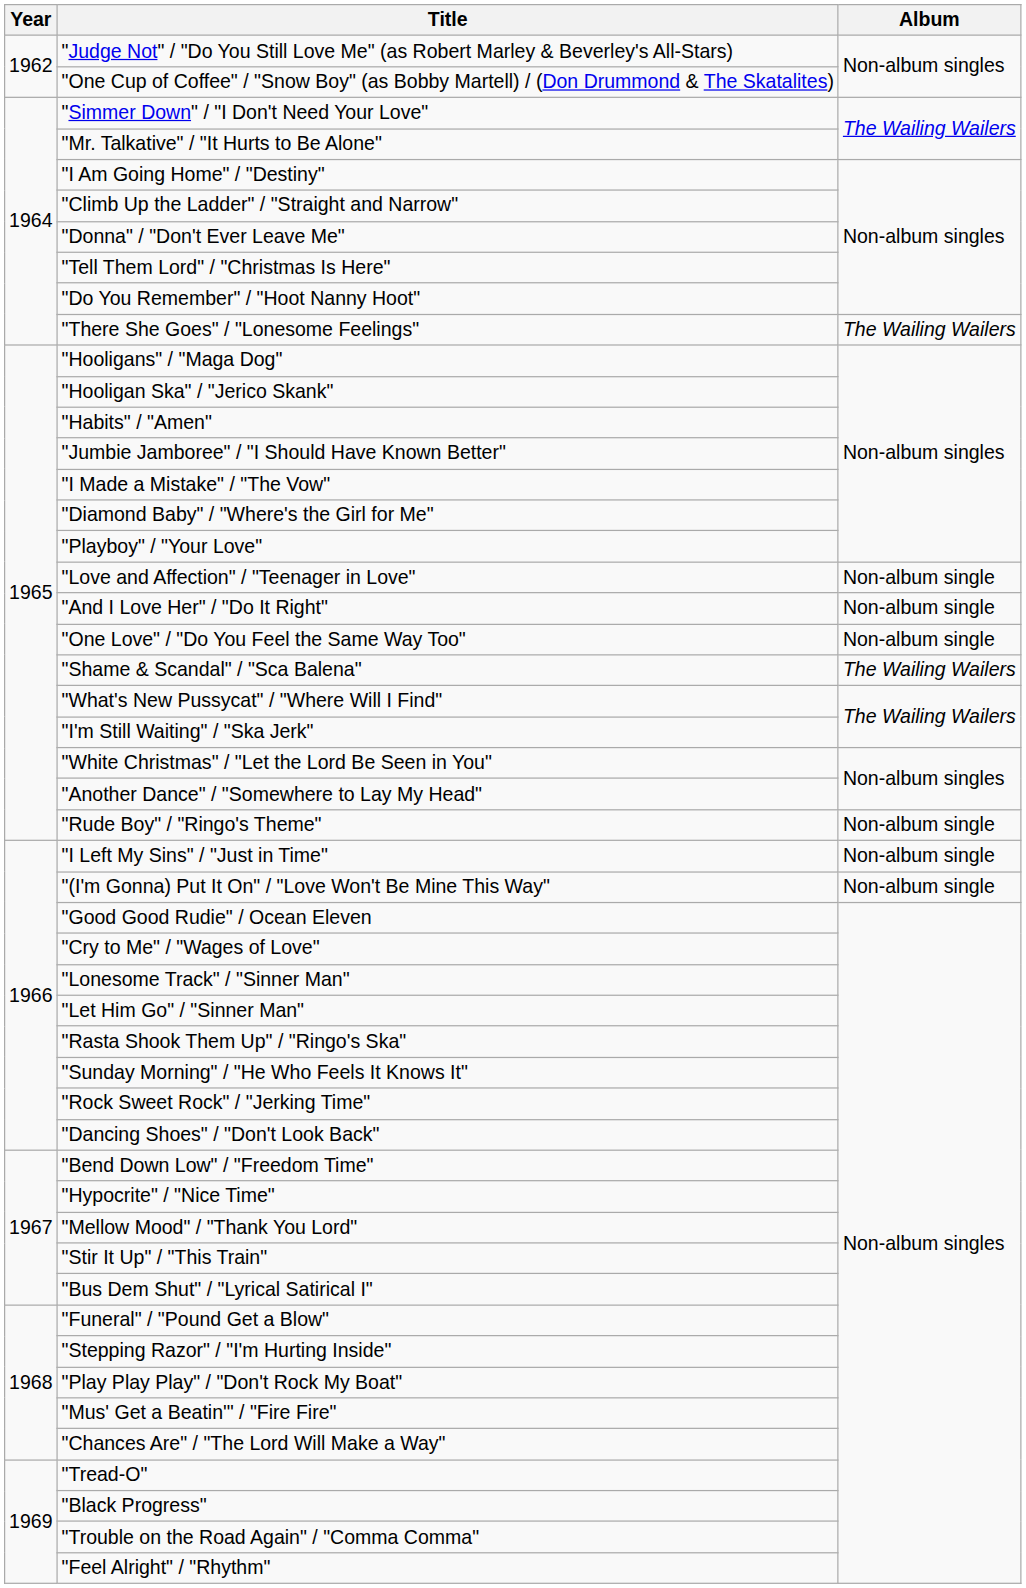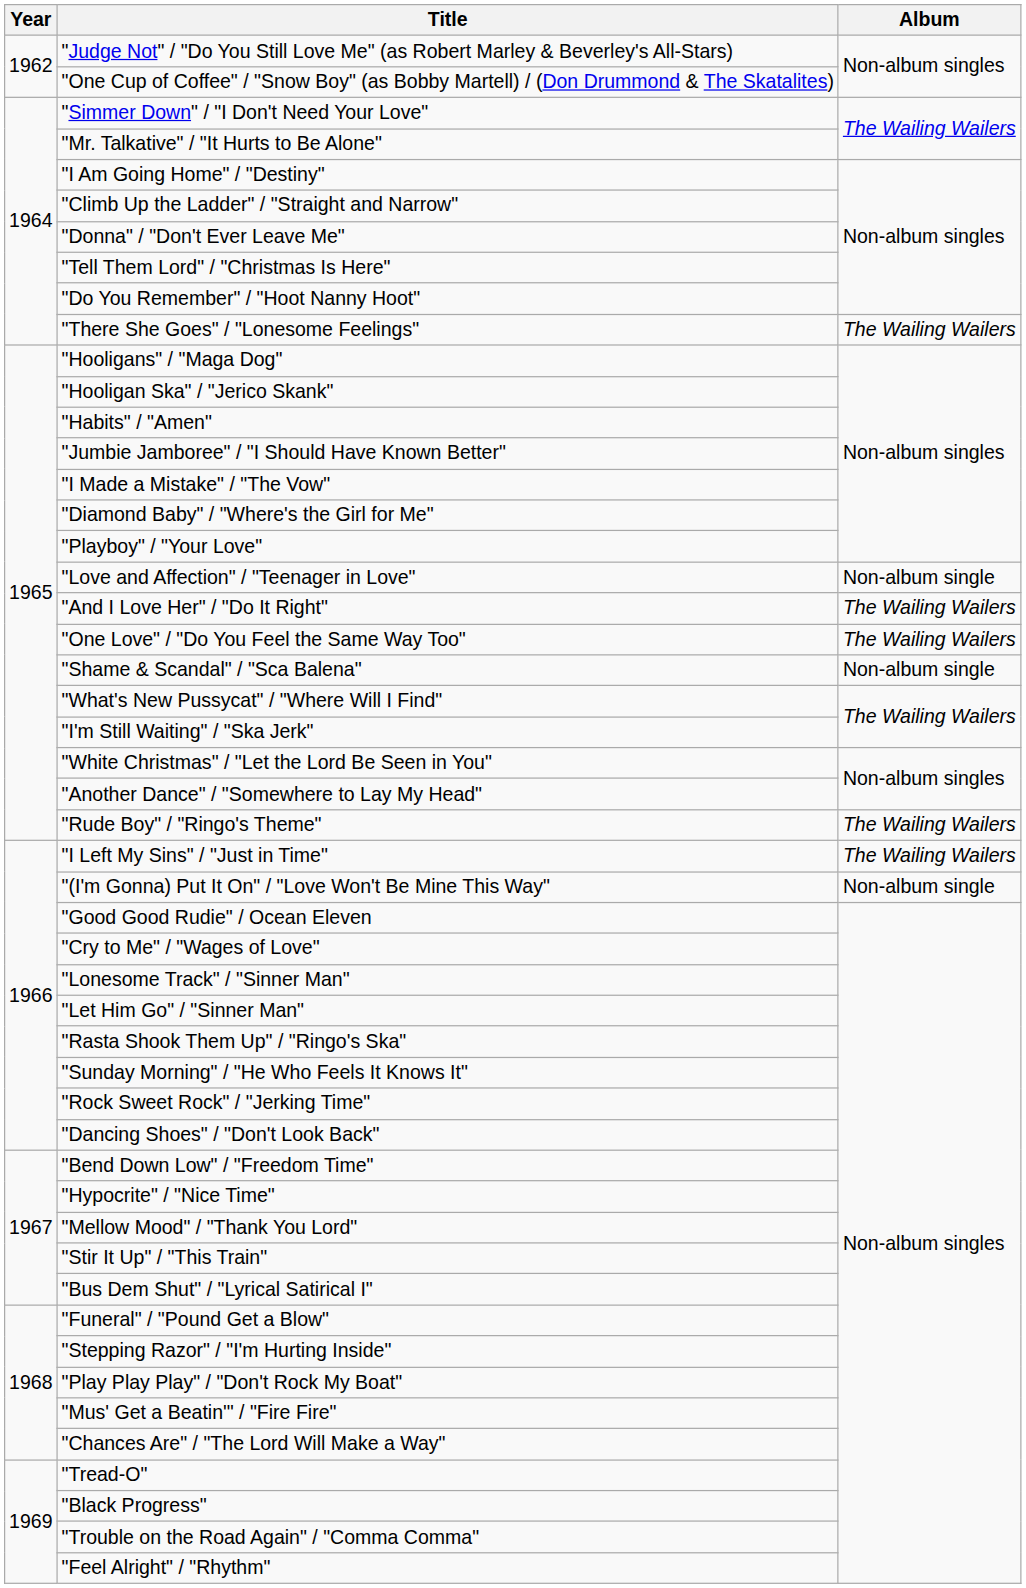(919, 608) Non-album single -> (929, 608) The Wailing Wailers
(919, 639) Non-album single -> (929, 639) The Wailing Wailers
(929, 670) The Wailing Wailers -> (919, 670) Non-album single
(919, 824) Non-album single -> (929, 824) The Wailing Wailers
(919, 855) Non-album single -> (929, 855) The Wailing Wailers
